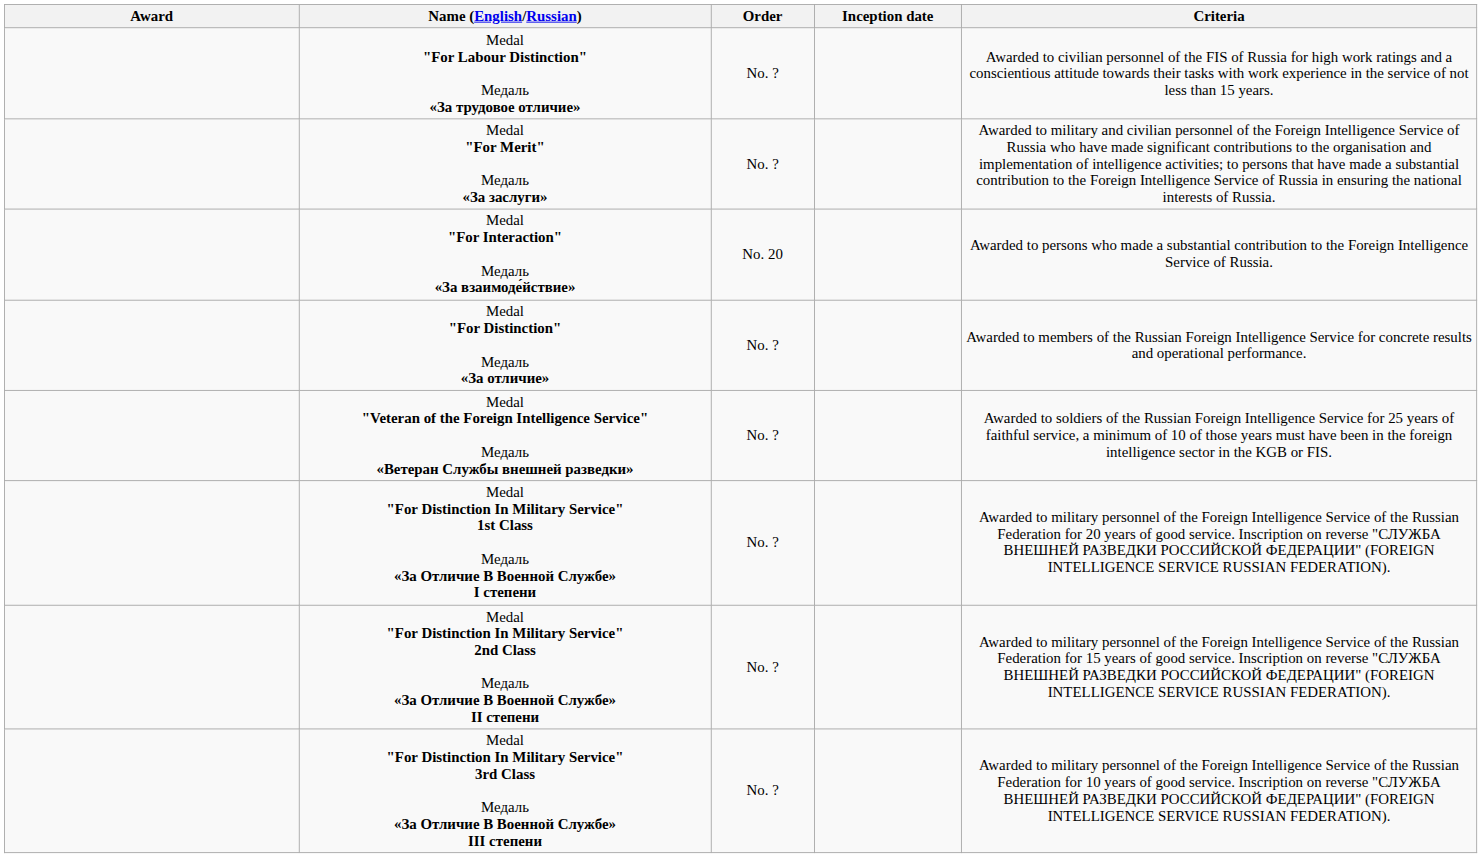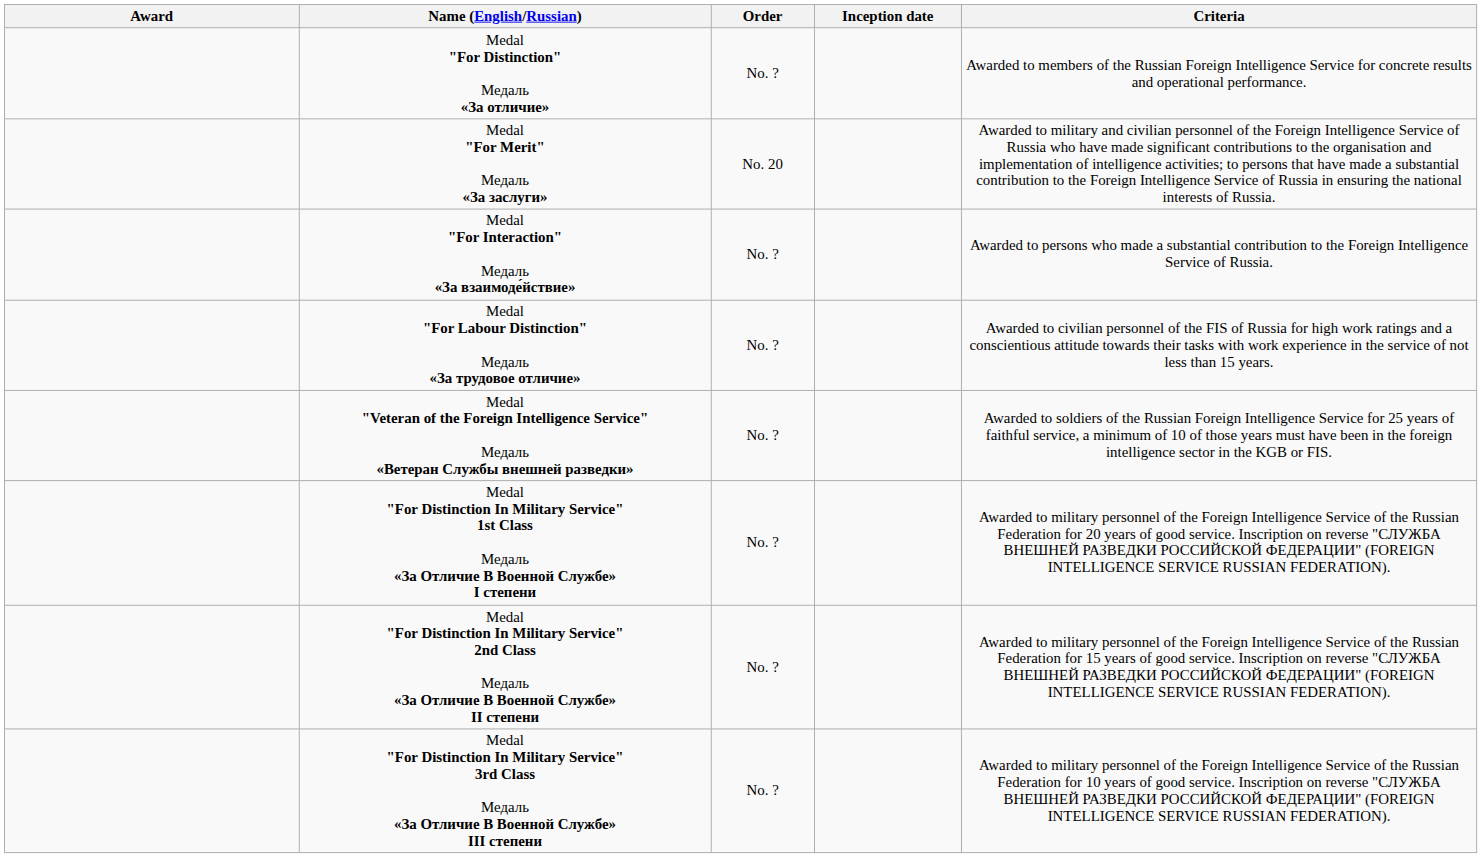rows swapped: (505, 345) <-> (505, 73)
(763, 163) No. ? -> (763, 163) No. 20
(763, 254) No. 20 -> (763, 254) No. ?
